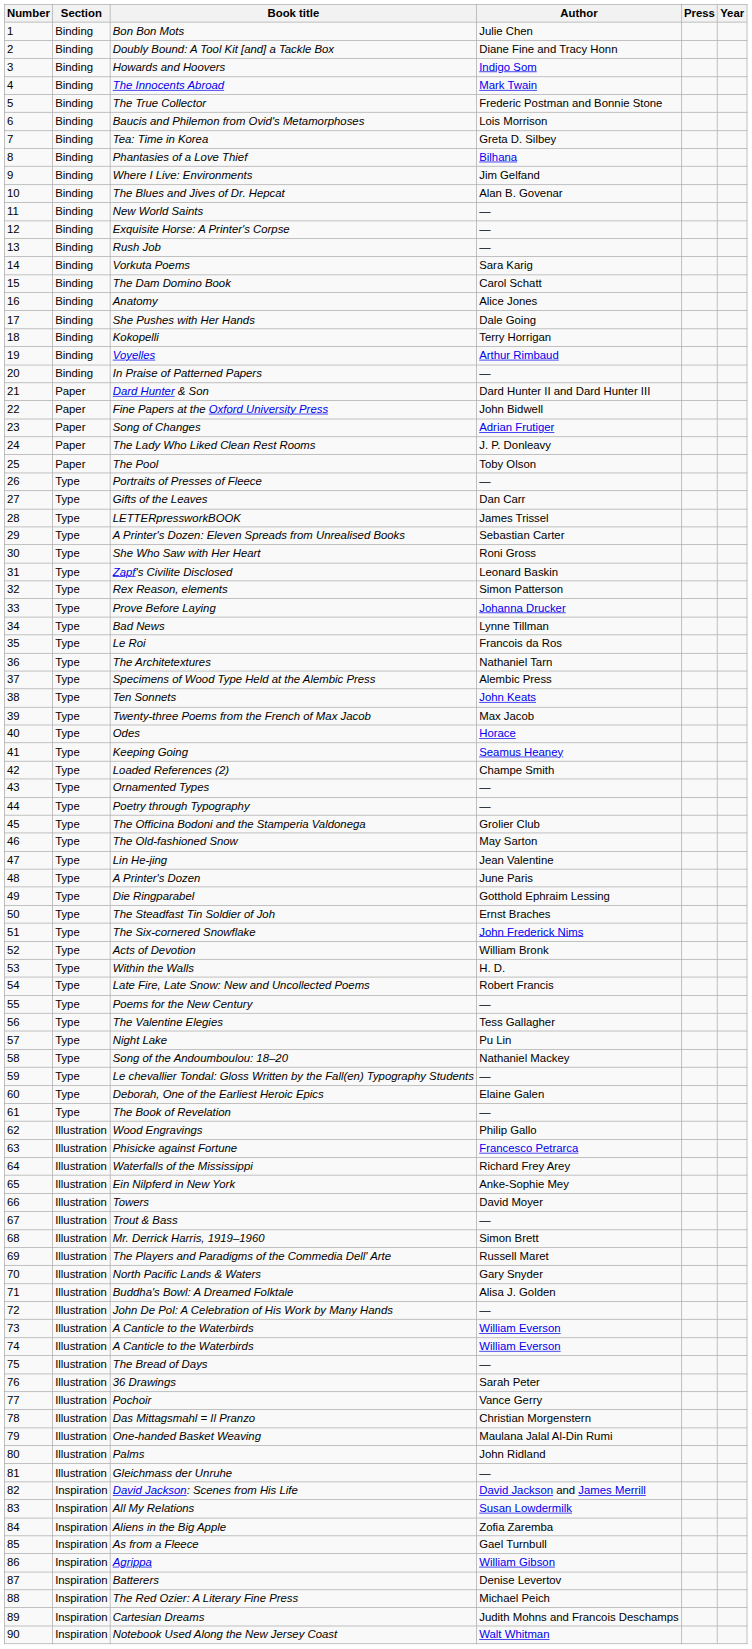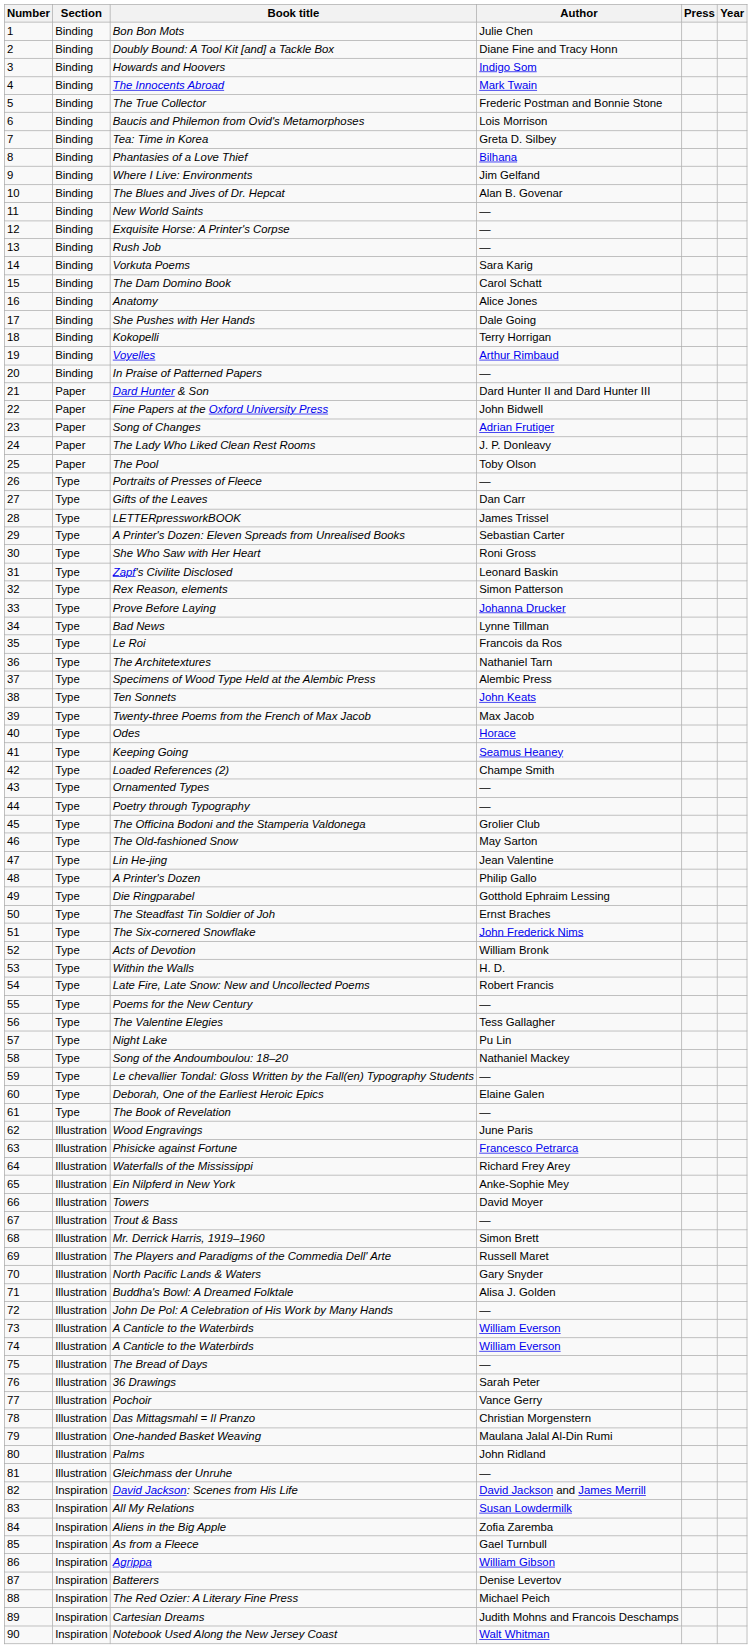(506, 878) June Paris -> (508, 878) Philip Gallo
(508, 1130) Philip Gallo -> (506, 1130) June Paris
